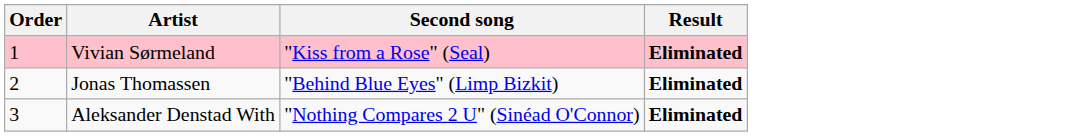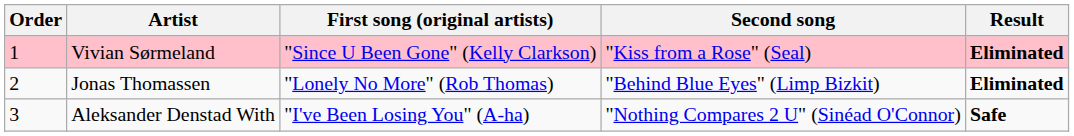+ column: (440, 20)
(696, 114) Eliminated -> (988, 114) Safe
